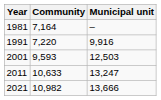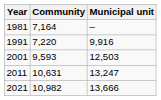(47, 73) 10,633 -> (47, 73) 10,631
